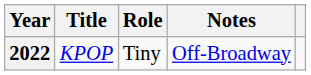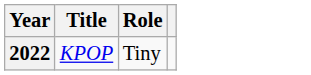- column: (231, 20)
